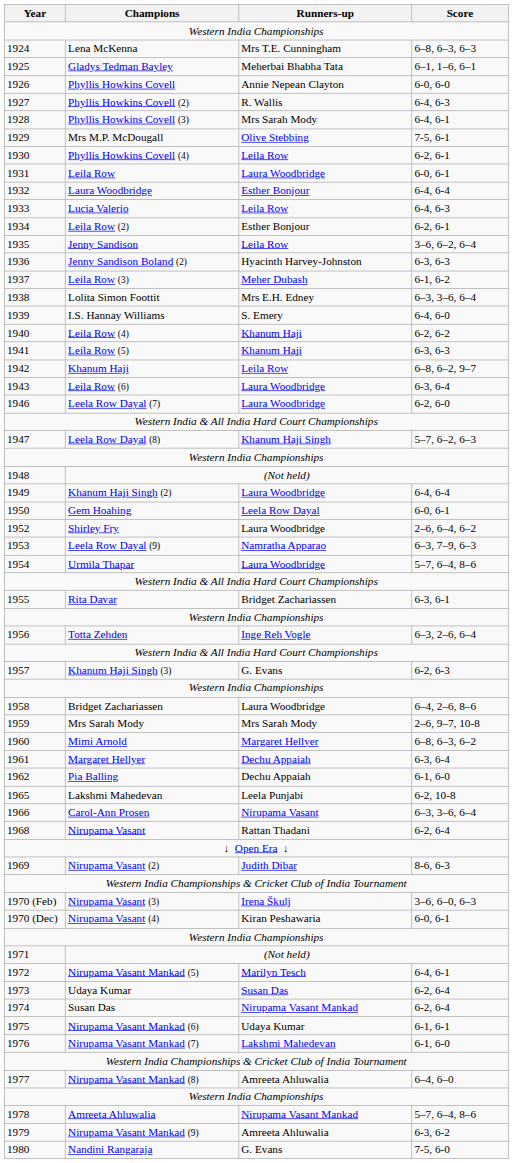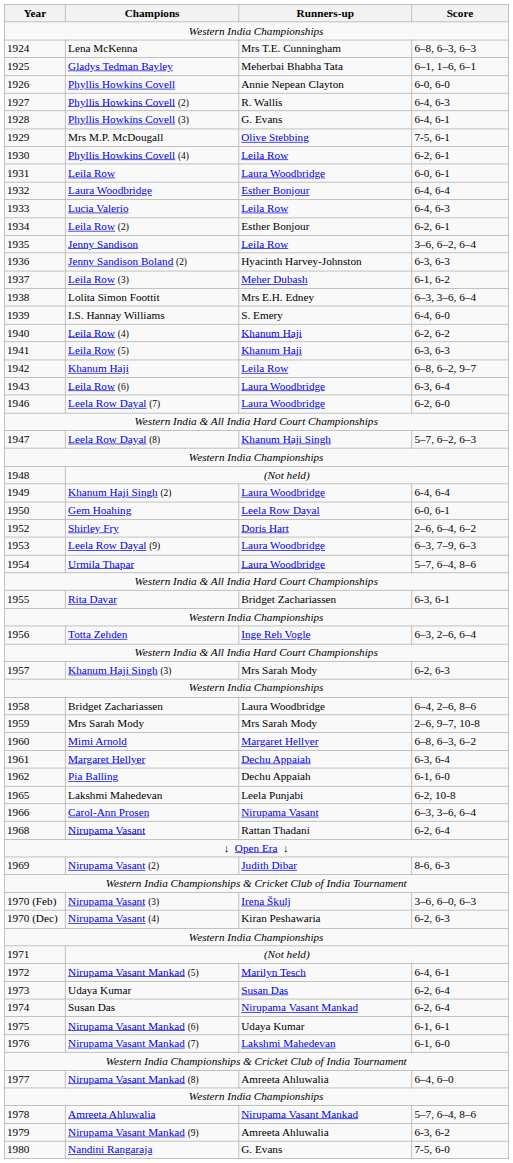(279, 119) Mrs Sarah Mody -> (262, 119) G. Evans
(283, 528) Laura Woodbridge -> (265, 528) Doris Hart
(284, 546) Namratha Apparao -> (283, 546) Laura Woodbridge
(262, 670) G. Evans -> (279, 670) Mrs Sarah Mody
(432, 919) 6-0, 6-1 -> (432, 919) 6-2, 6-3
